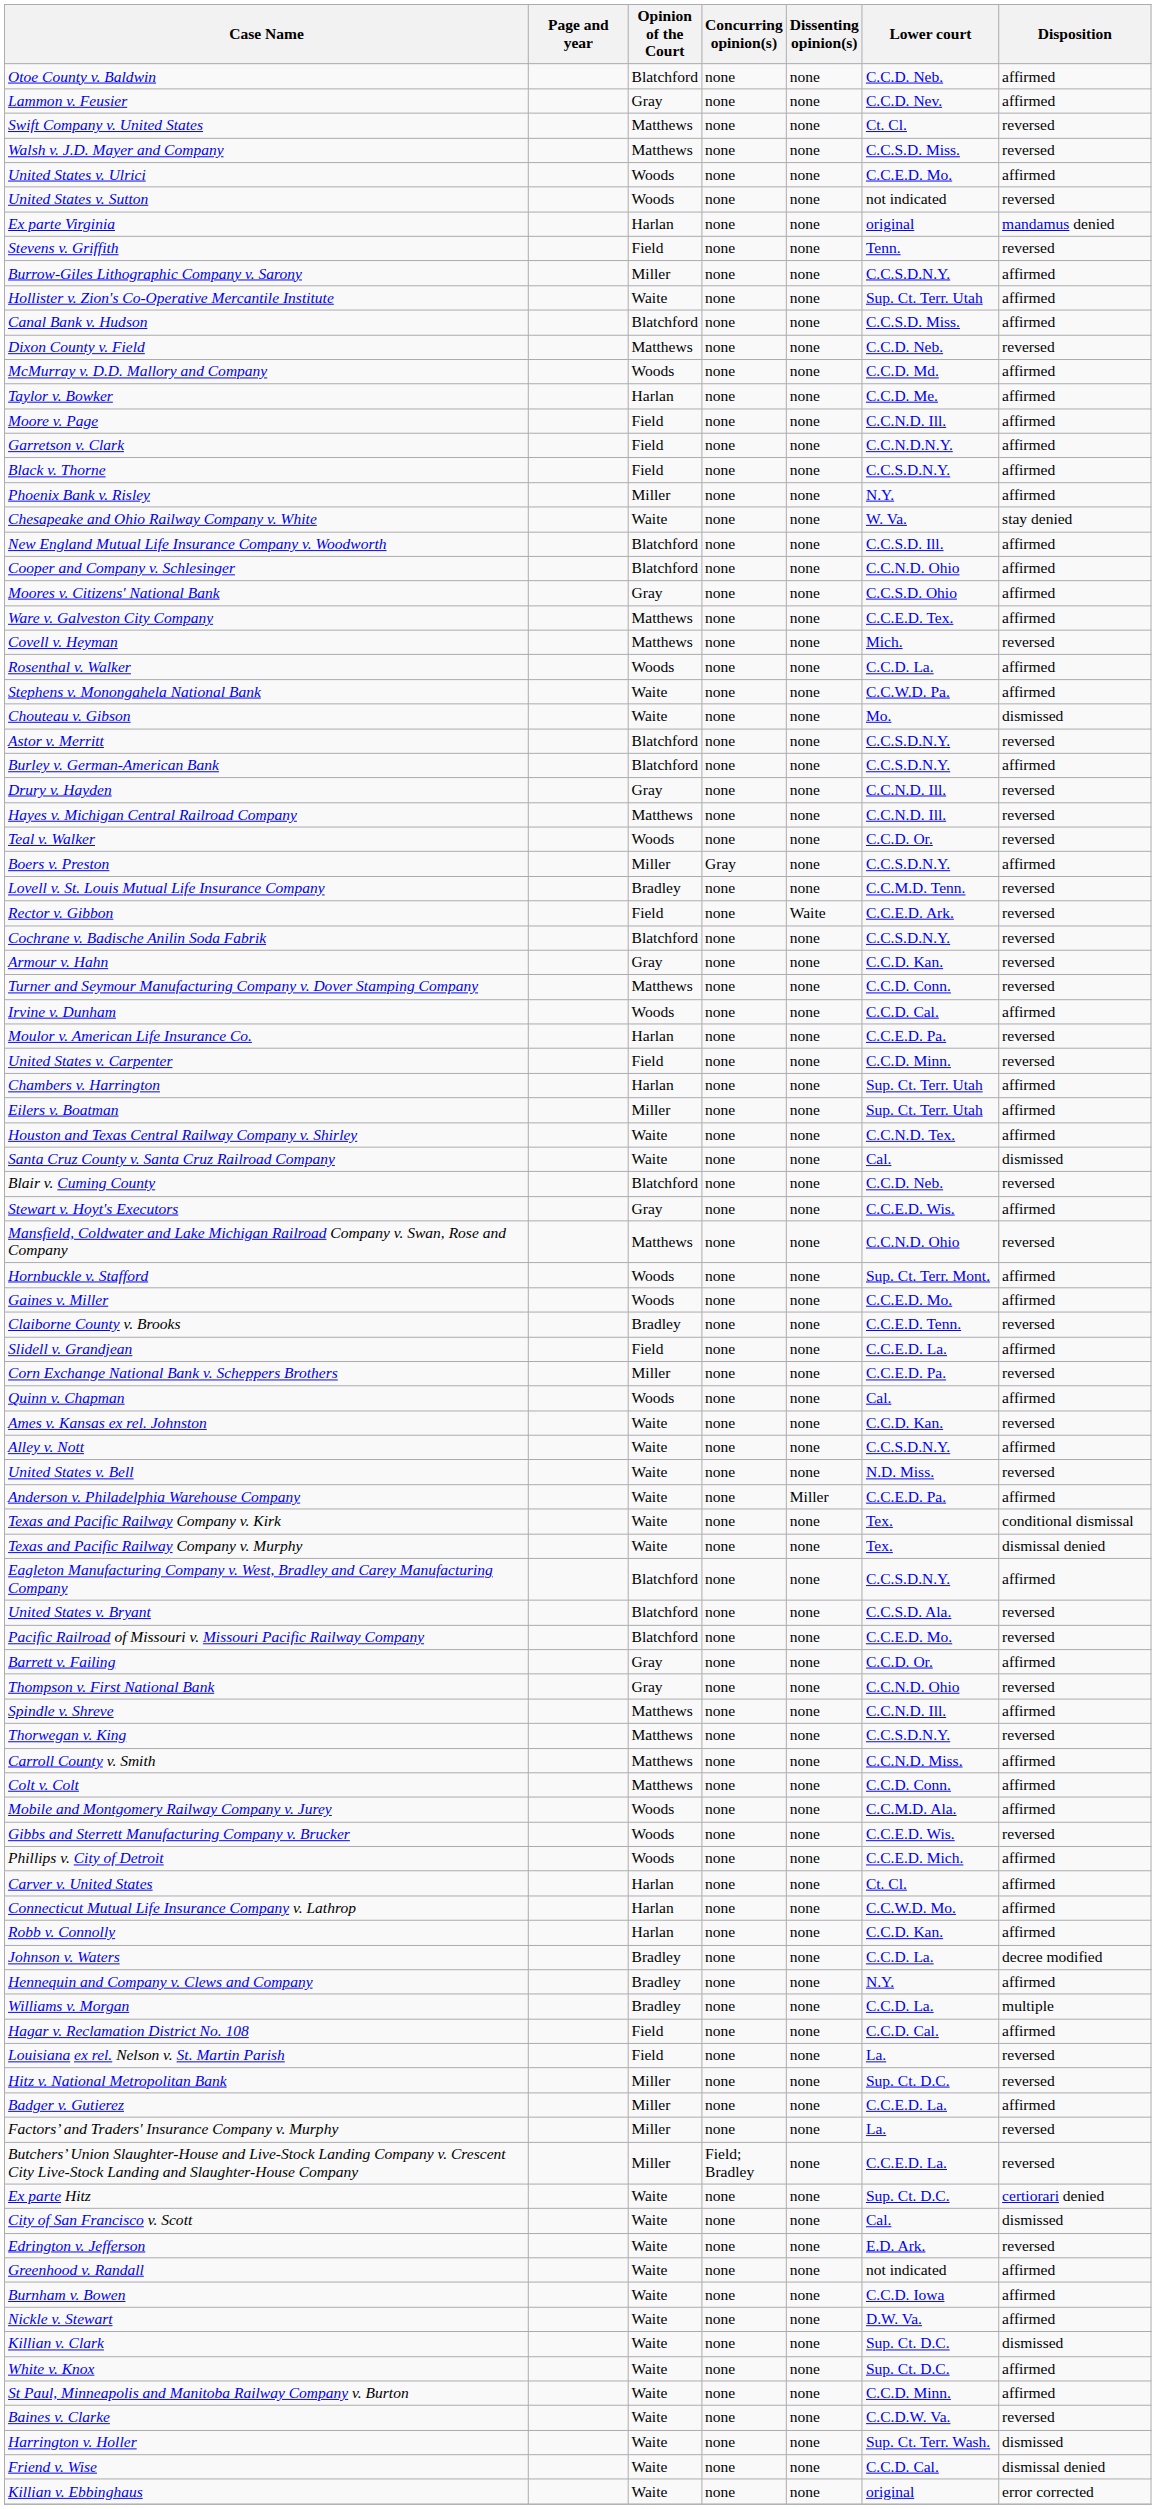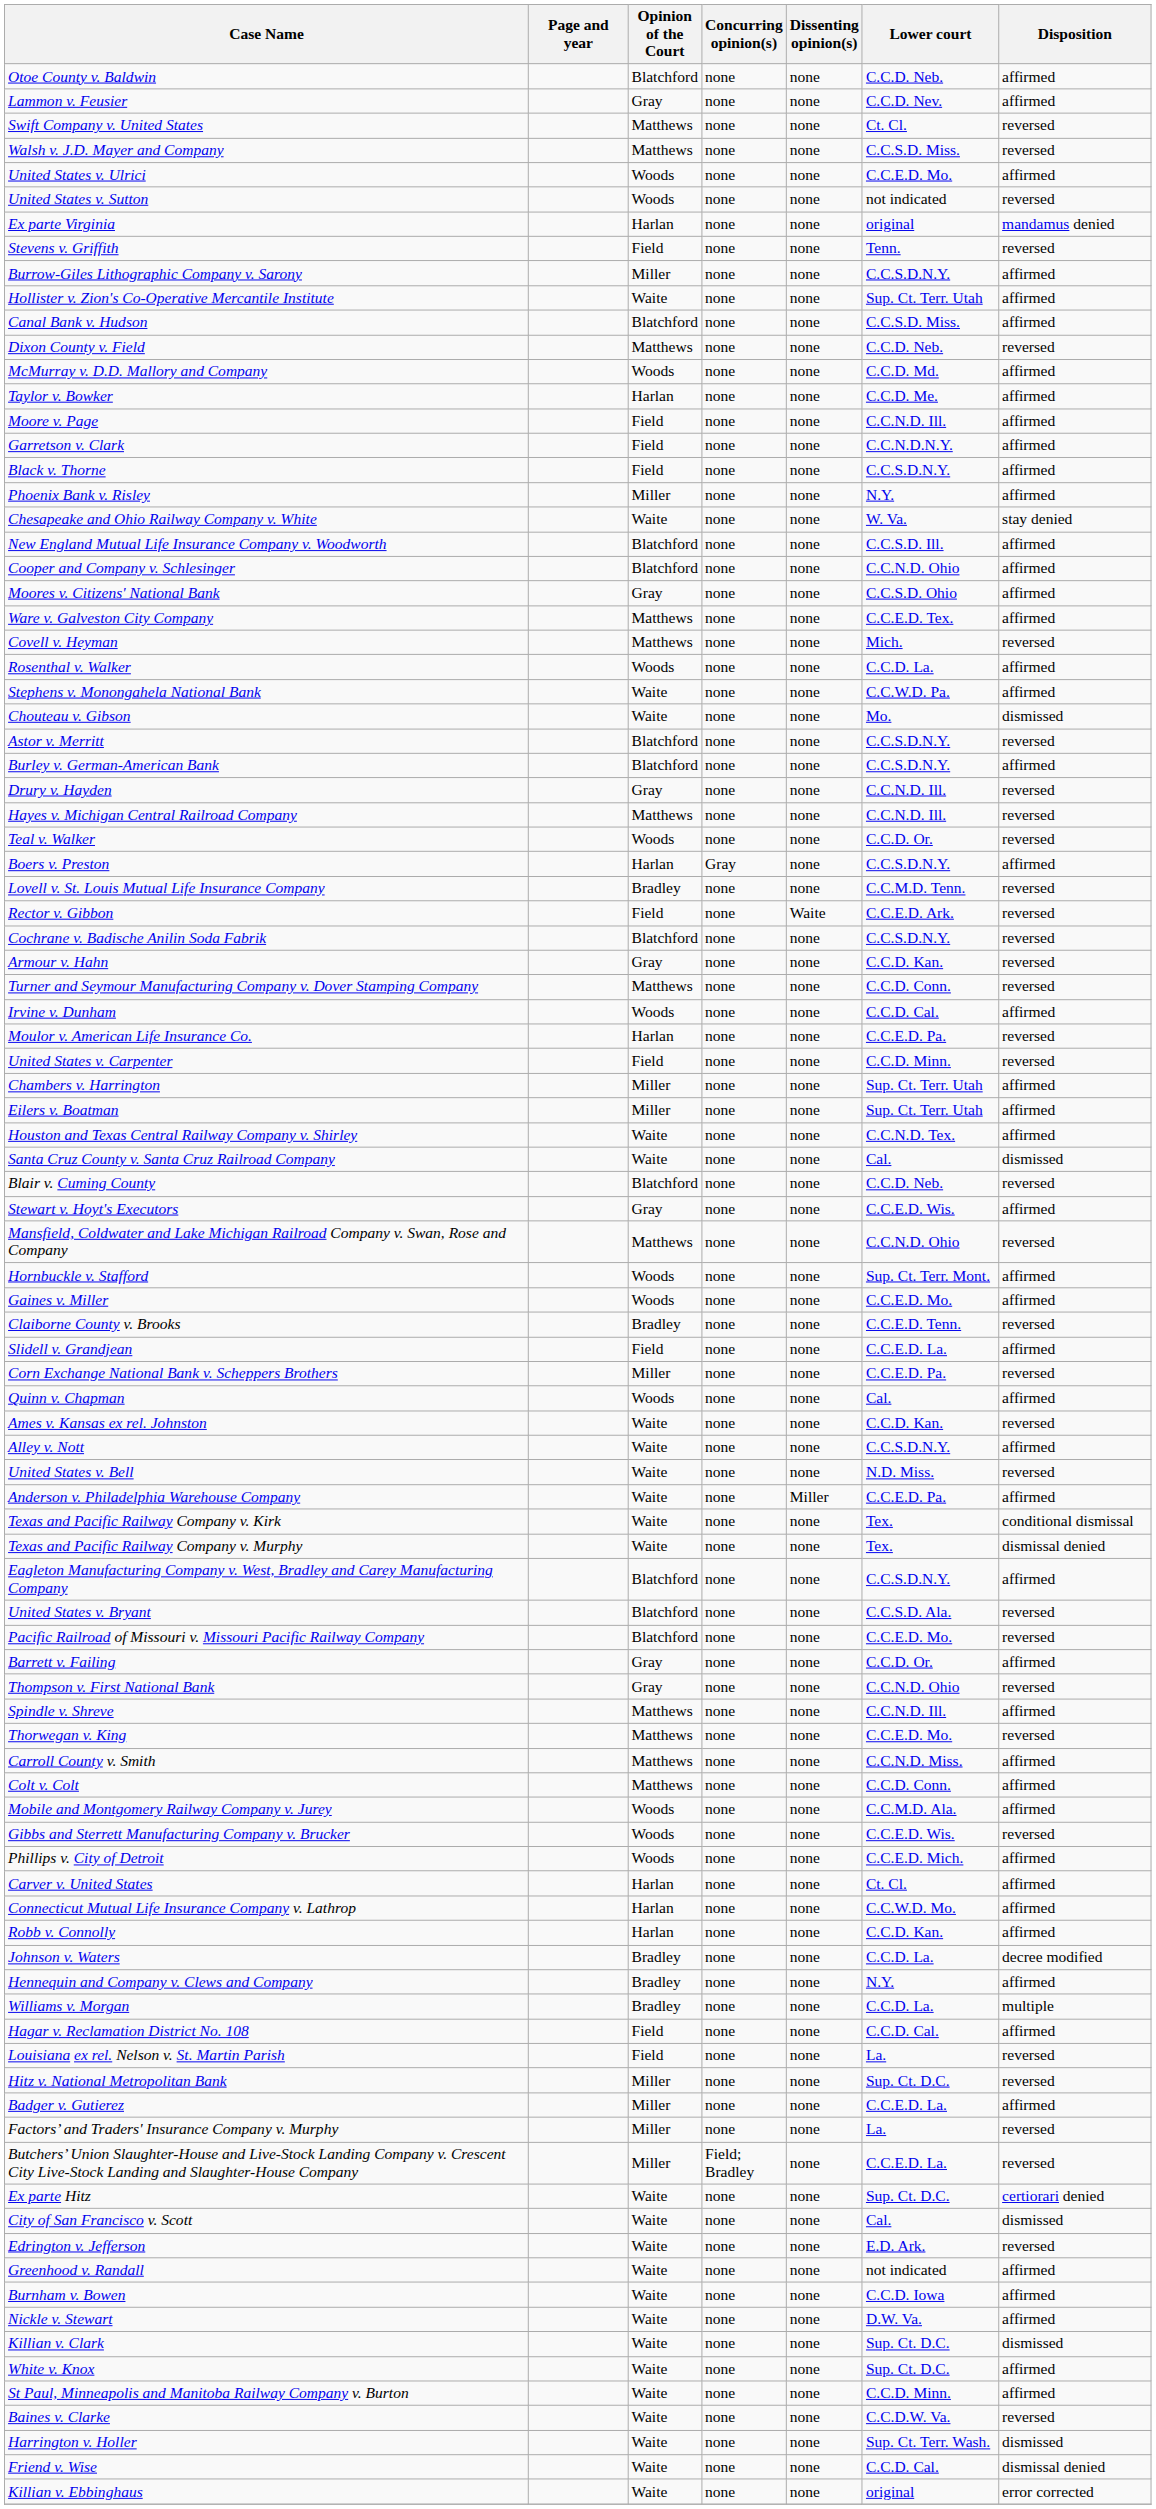(651, 863) Miller -> (653, 863) Harlan
(653, 1085) Harlan -> (651, 1085) Miller
(908, 1735) C.C.S.D.N.Y. -> (909, 1735) C.C.E.D. Mo.
